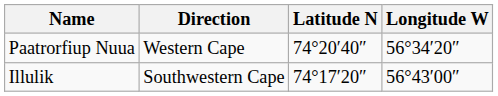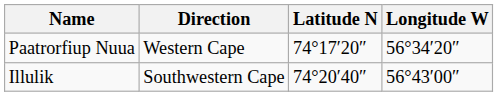(330, 47) 74°20′40″ -> (330, 47) 74°17′20″
(330, 76) 74°17′20″ -> (330, 76) 74°20′40″
